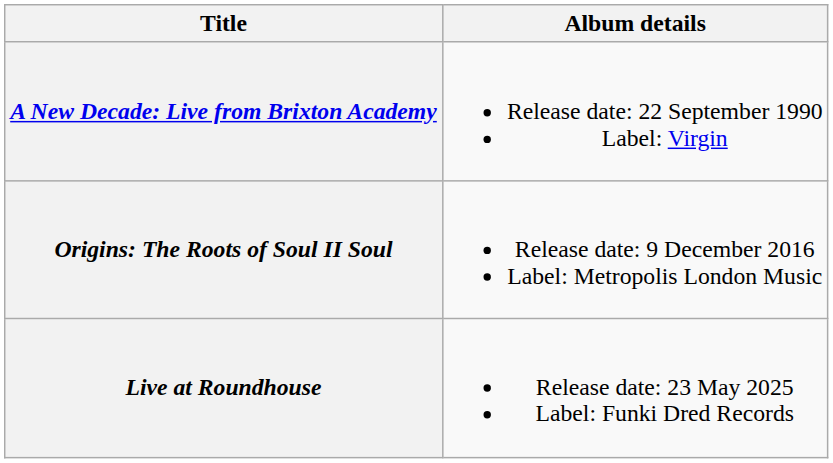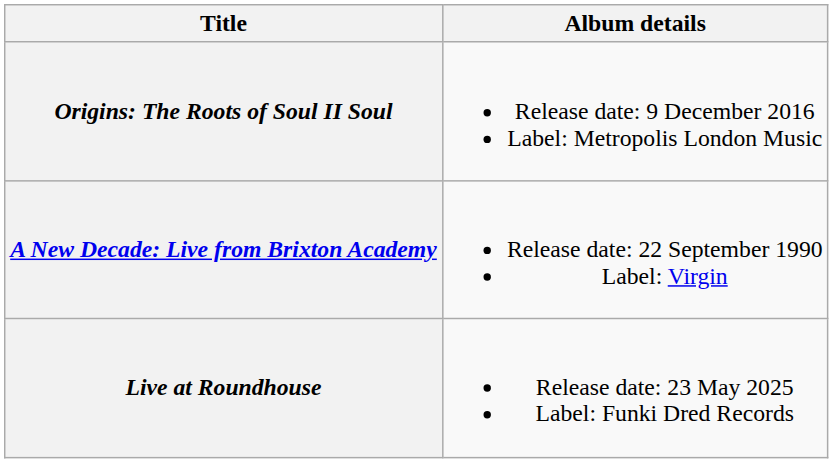rows swapped: (224, 111) <-> (223, 249)
